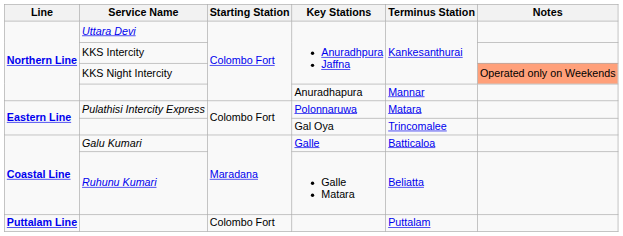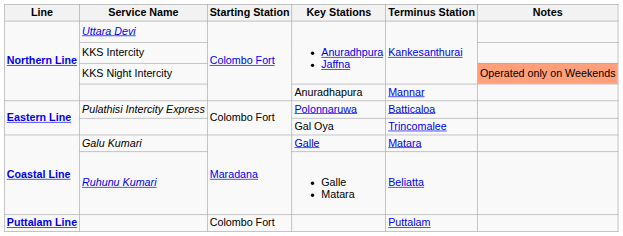(405, 109) Matara -> (412, 109) Batticaloa
(412, 143) Batticaloa -> (405, 143) Matara
